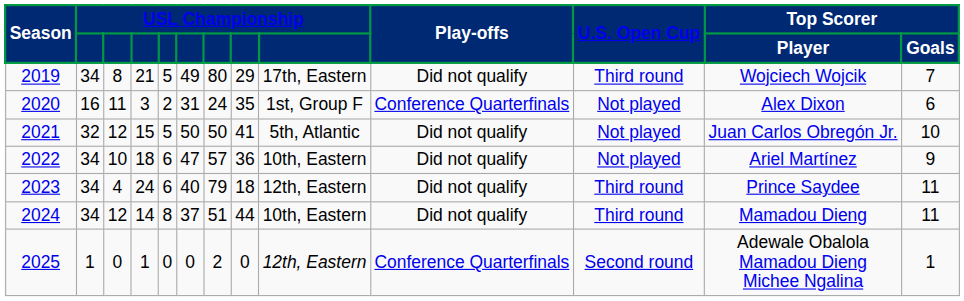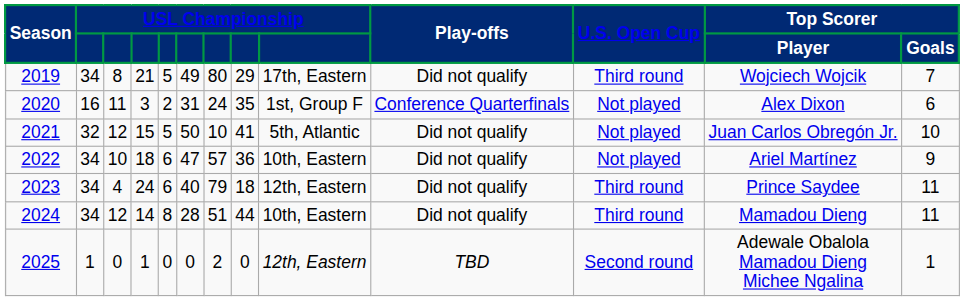(217, 132) 50 -> (217, 132) 10
(190, 215) 37 -> (190, 215) 28
(472, 262) Conference Quarterfinals -> (472, 262) TBD
